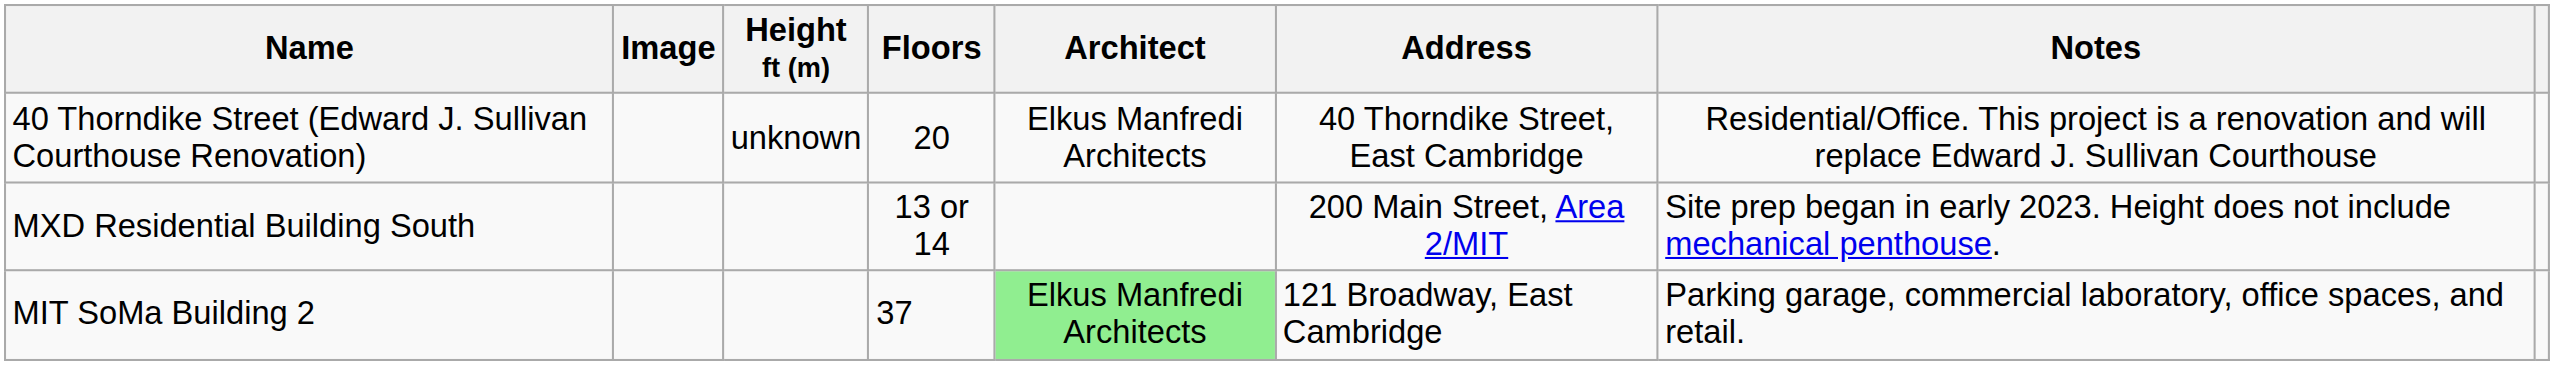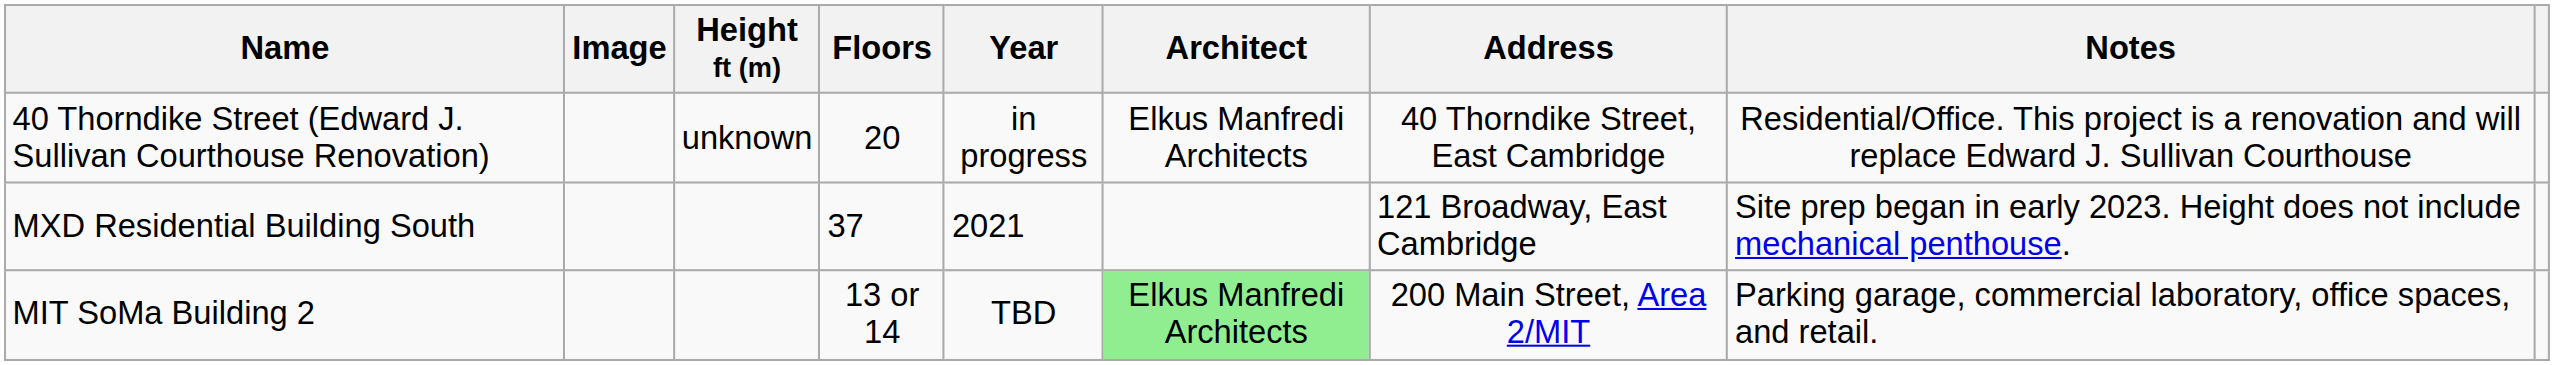+ column: (1024, 48)
(932, 225) 13 or 14 -> (846, 225) 37
(1467, 225) 200 Main Street, Area 2/MIT -> (1522, 225) 121 Broadway, East Cambridge
(895, 314) 37 -> (882, 314) 13 or 14
(1428, 314) 121 Broadway, East Cambridge -> (1549, 314) 200 Main Street, Area 2/MIT
